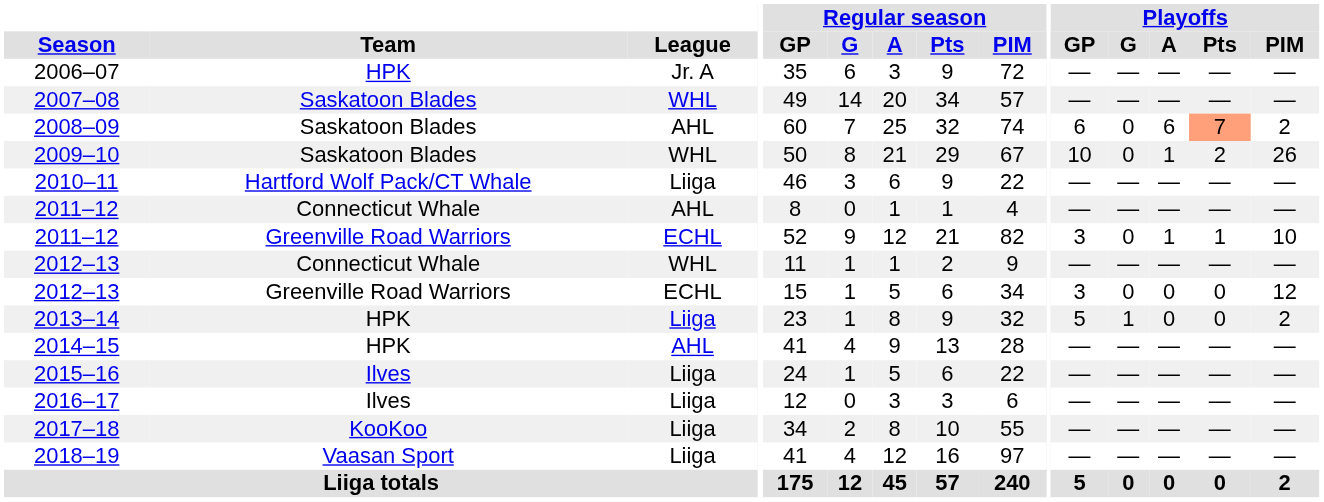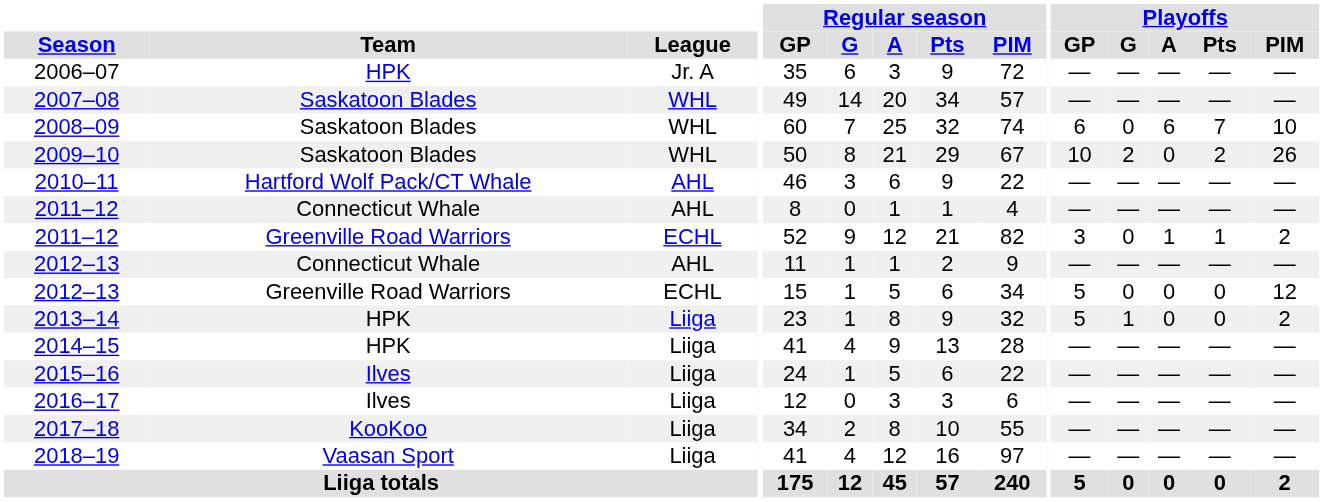(693, 127) AHL -> (693, 127) WHL
(1220, 127) lightsalmon background -> (1220, 127) no background
(1285, 127) 2 -> (1285, 127) 10
(1128, 154) 0 -> (1128, 154) 2
(1169, 154) 1 -> (1169, 154) 0
(693, 181) Liiga -> (693, 181) AHL
(1285, 236) 10 -> (1285, 236) 2
(693, 264) WHL -> (693, 264) AHL
(1080, 291) 3 -> (1080, 291) 5
(693, 346) AHL -> (693, 346) Liiga
